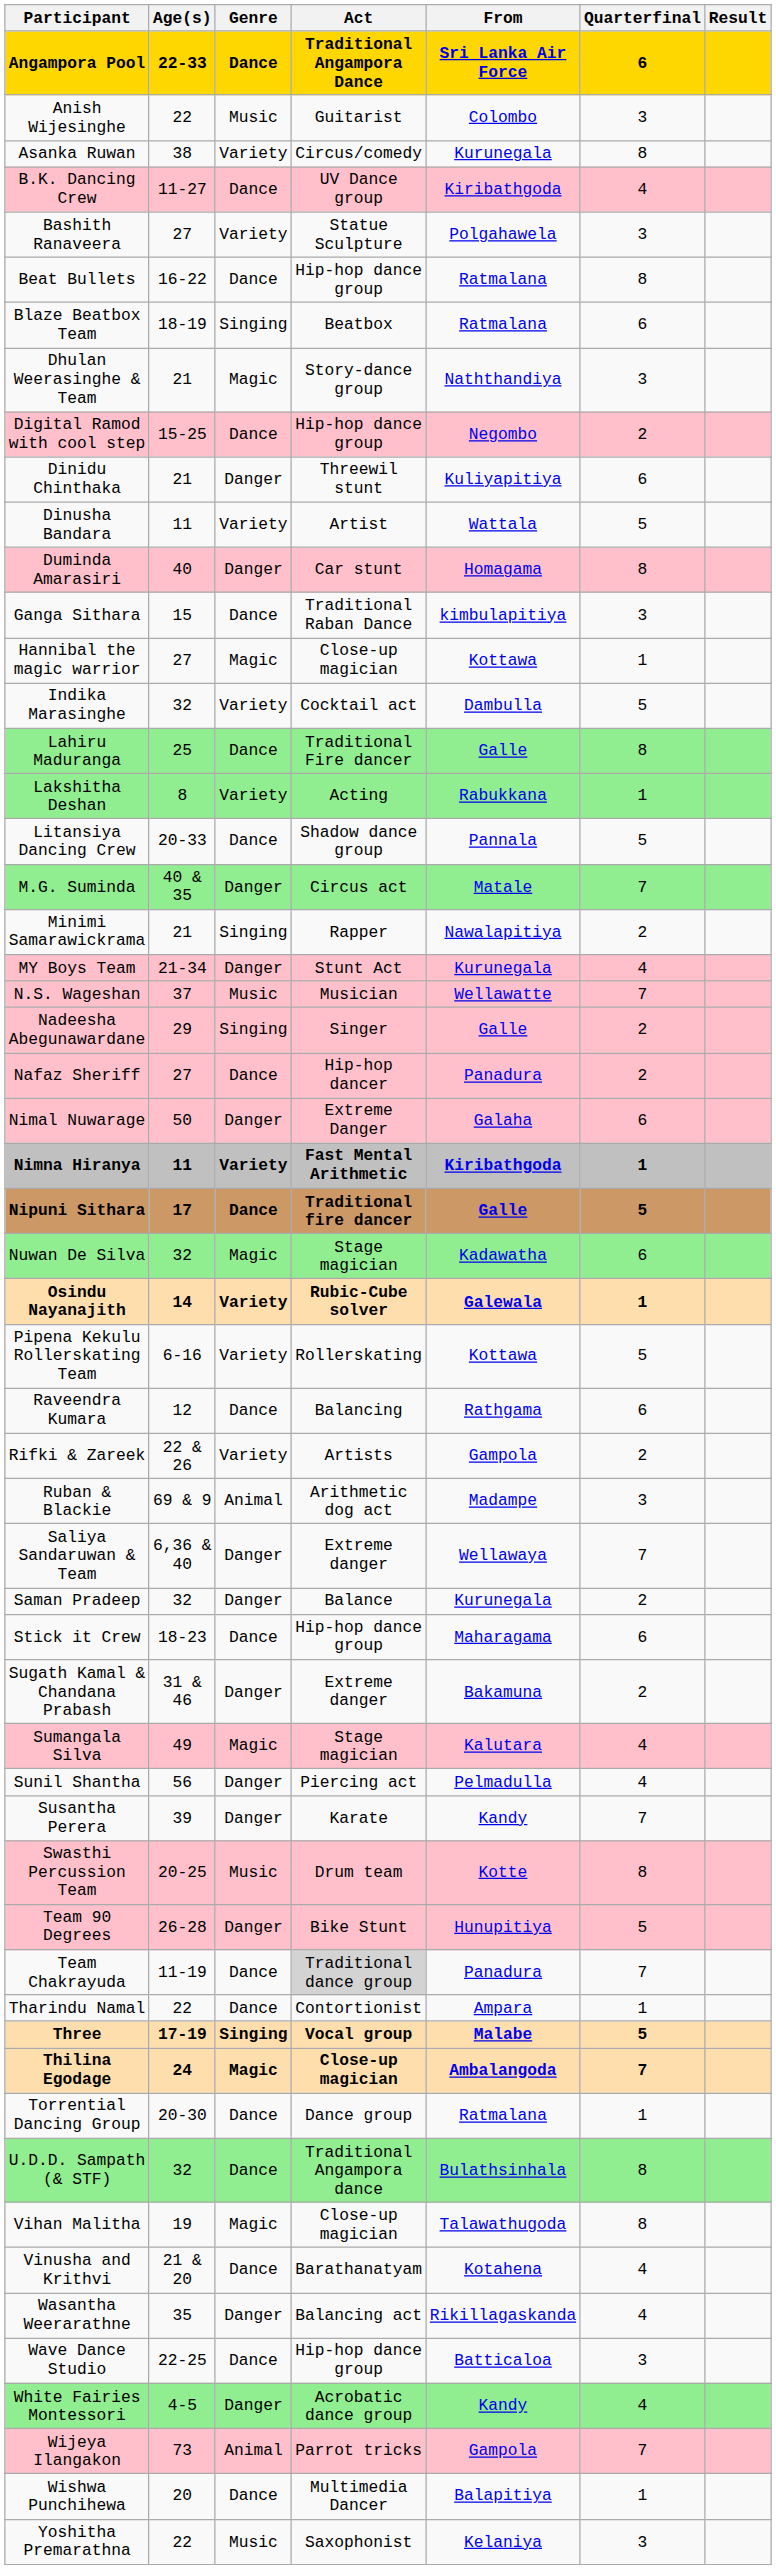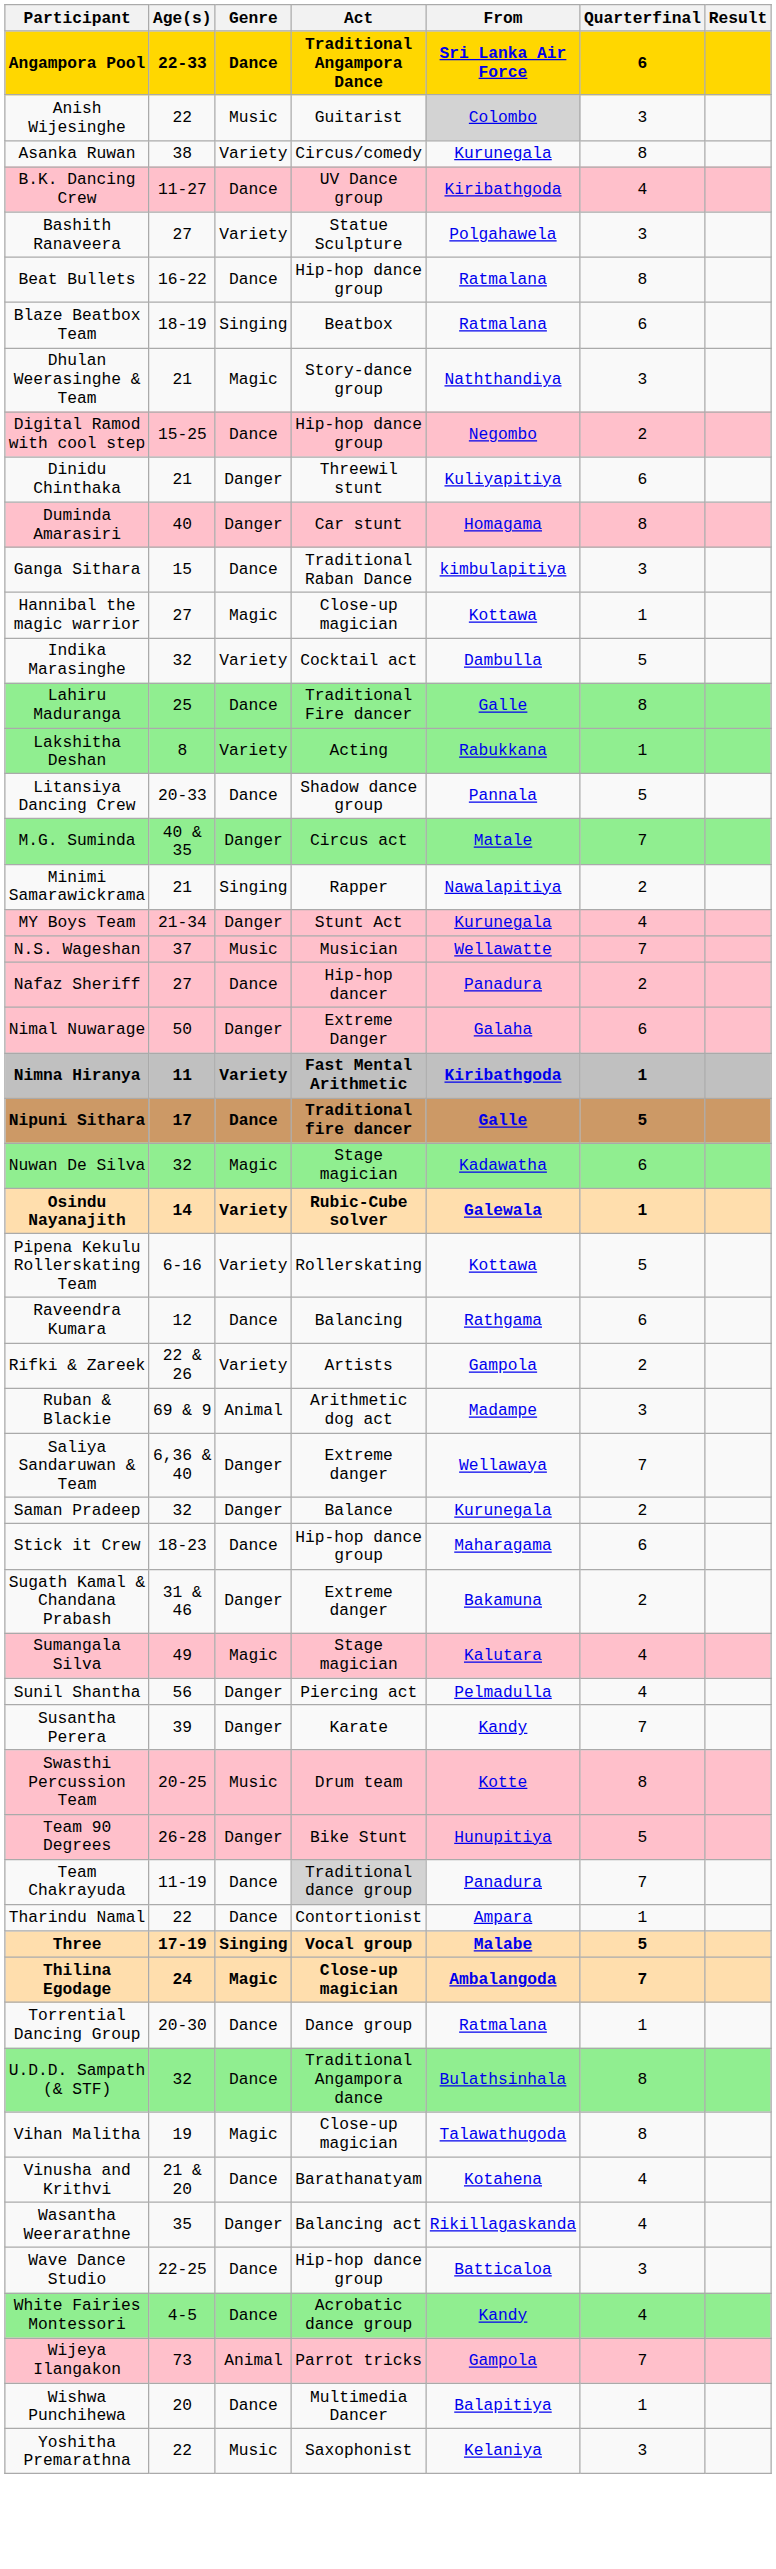(503, 118) no background -> (503, 118) lightgrey background
- row: (77, 525)
- row: (77, 1030)
(253, 2406) Danger -> (253, 2315) Dance
